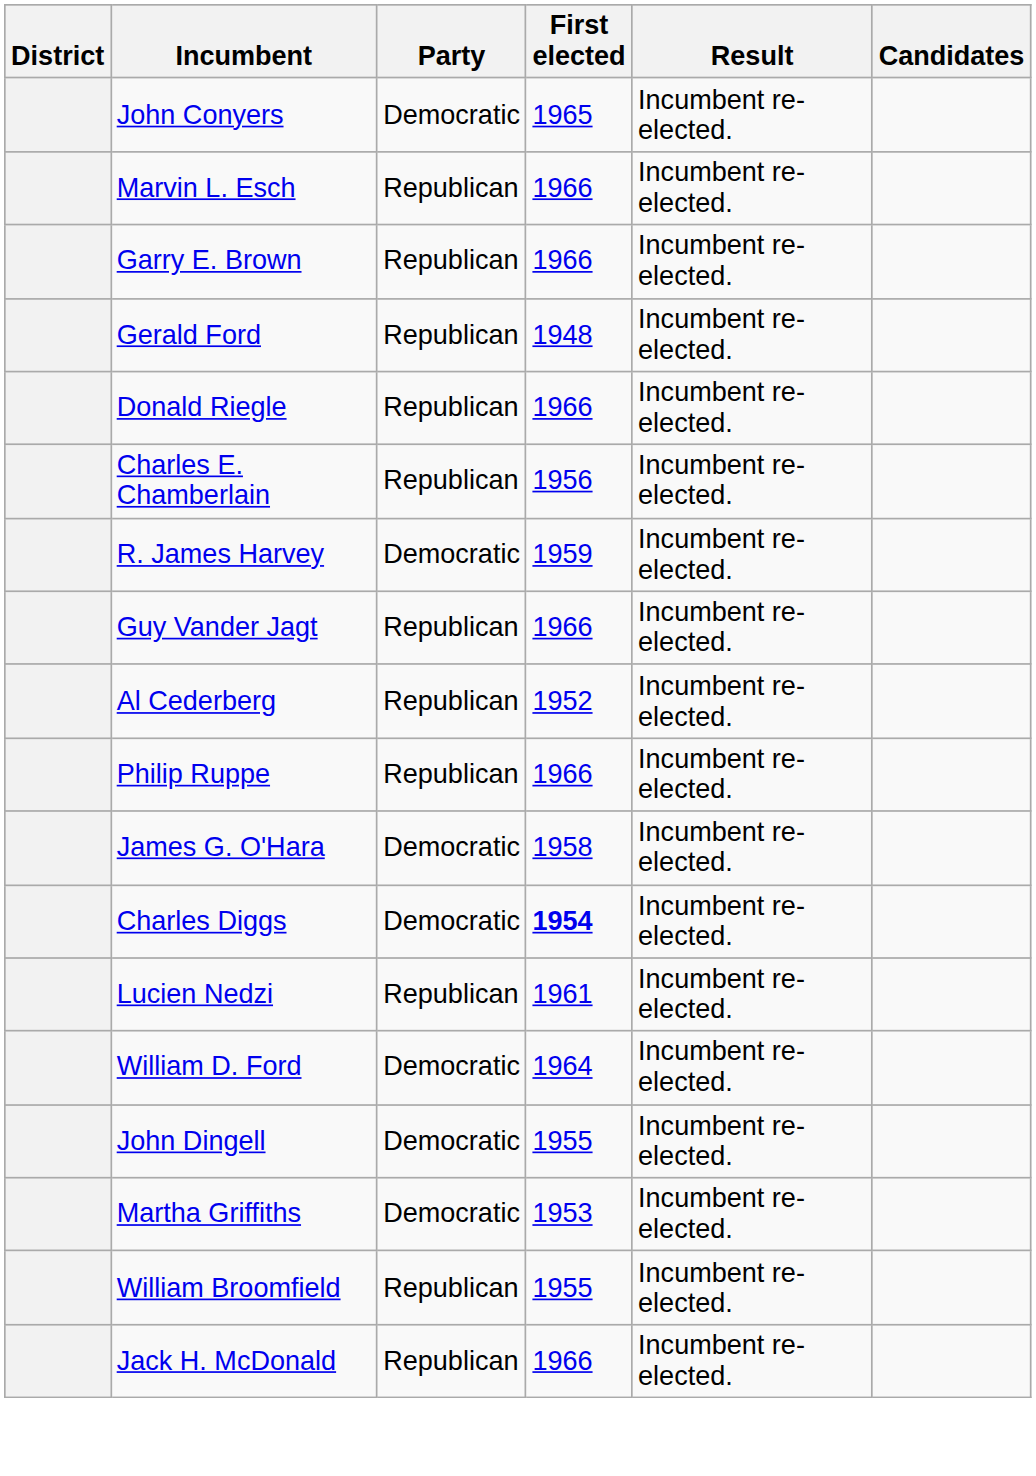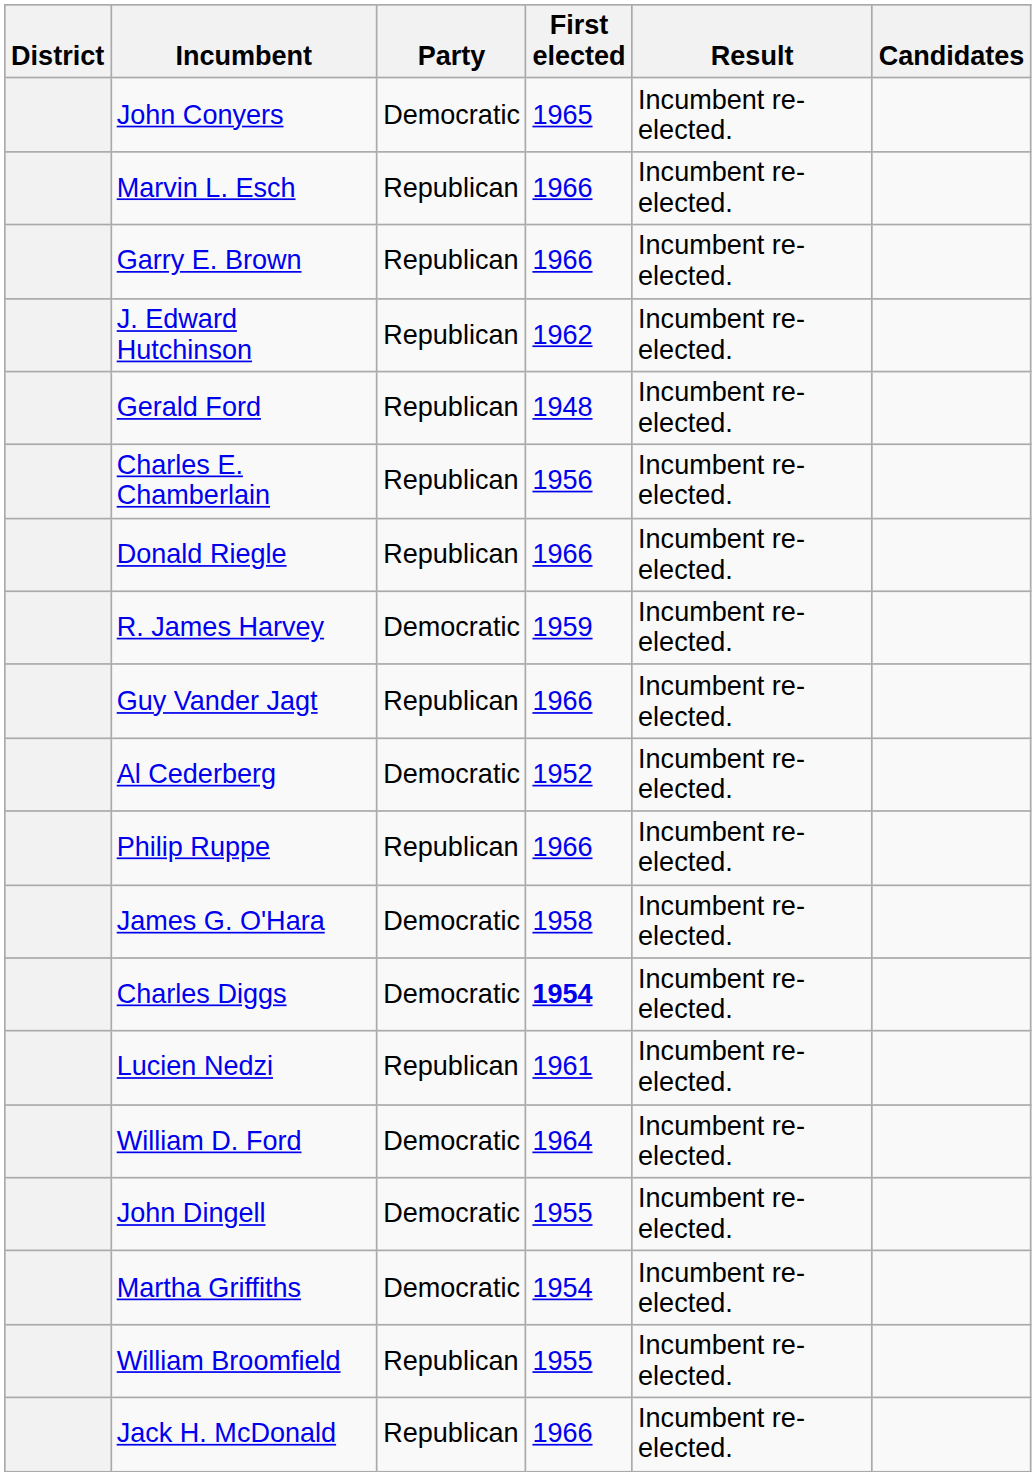+ row: (184, 334)
rows swapped: (193, 480) <-> (202, 407)
(451, 700) Republican -> (452, 774) Democratic
(562, 1214) 1953 -> (562, 1287) 1954
